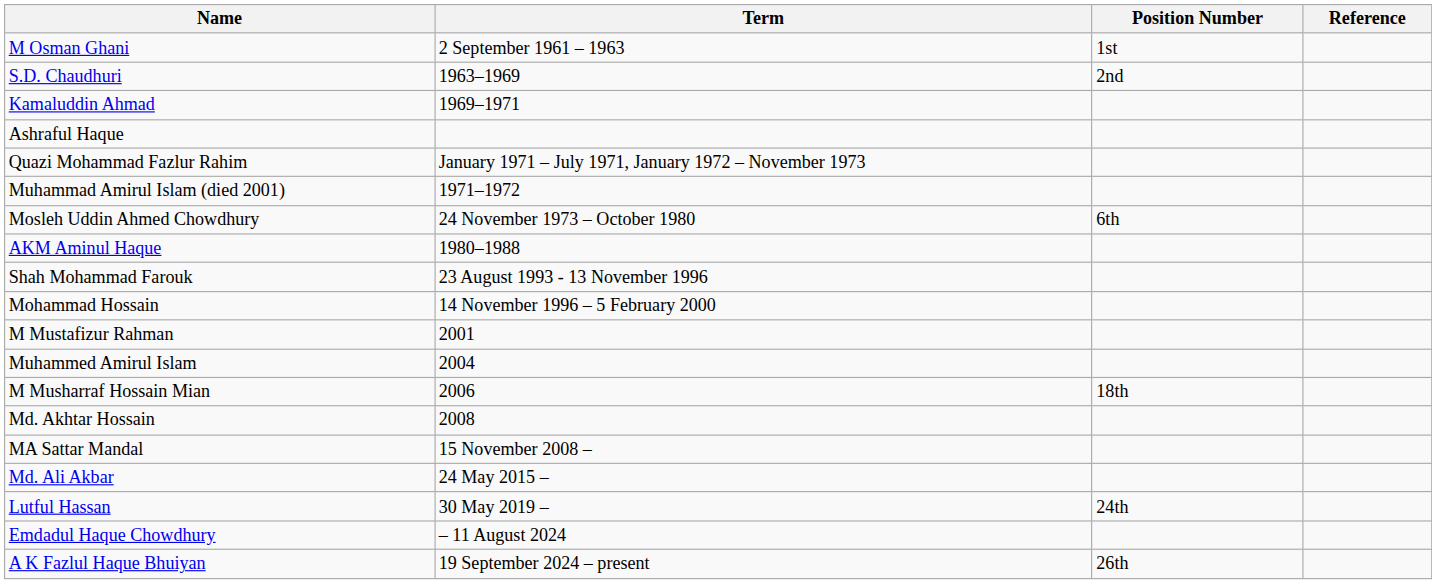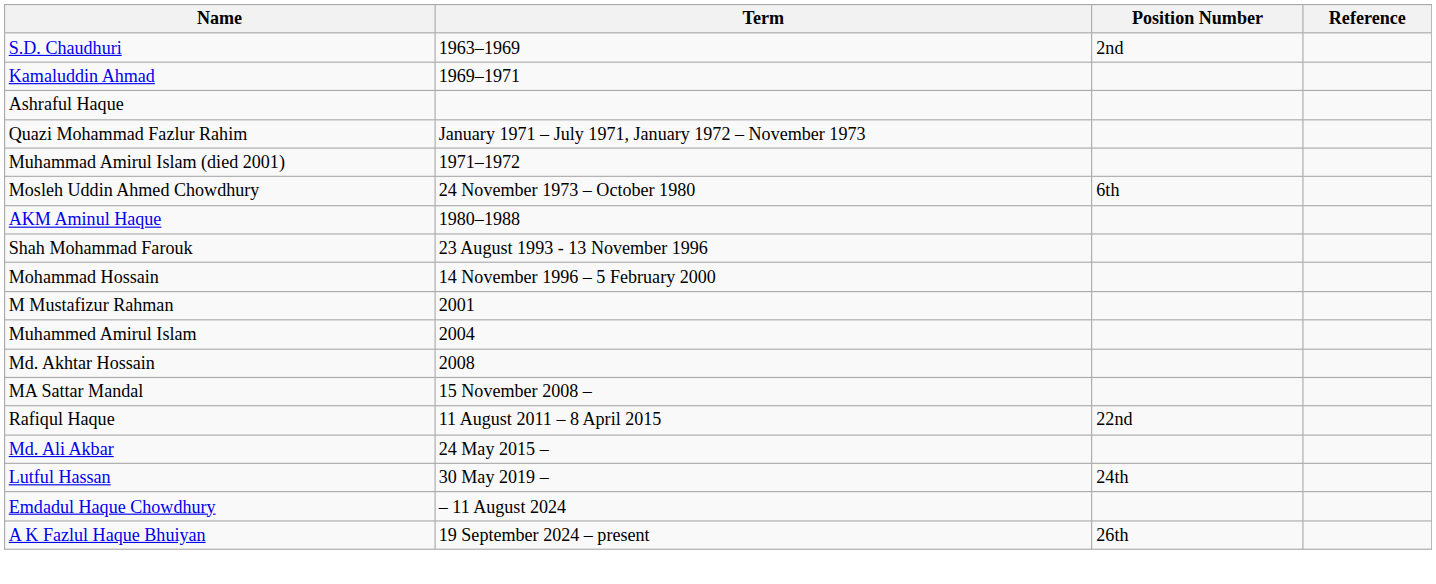- row: (69, 47)
- row: (109, 391)
+ row: (62, 420)
